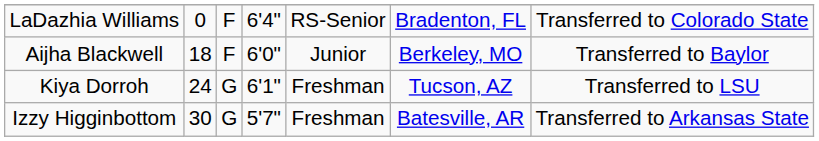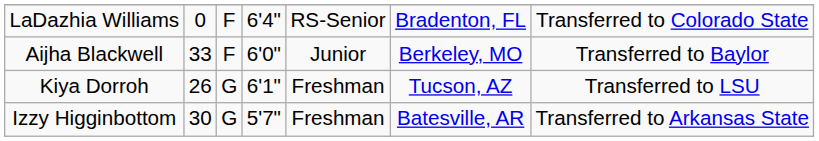(200, 53) 18 -> (200, 53) 33
(200, 86) 24 -> (200, 86) 26
